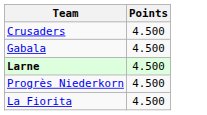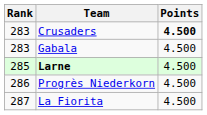+ column: (20, 13)
(149, 31) normal -> (180, 31) bold
